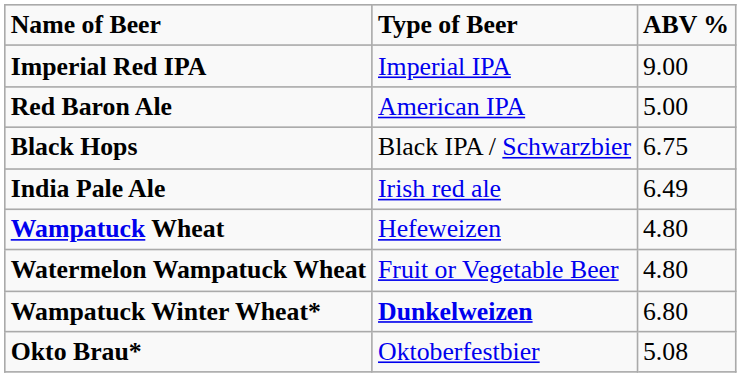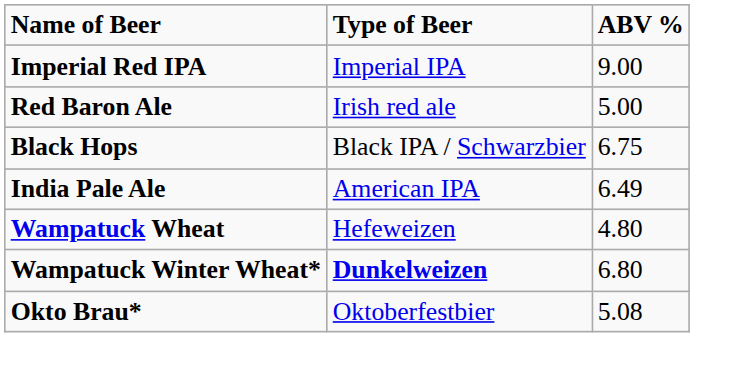(452, 106) American IPA -> (394, 106) Irish red ale
(440, 188) Irish red ale -> (406, 188) American IPA
- row: (188, 270)
